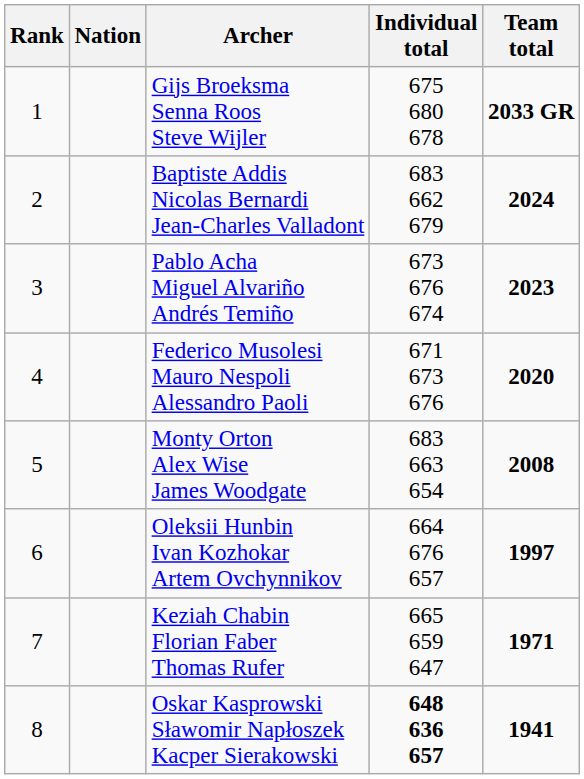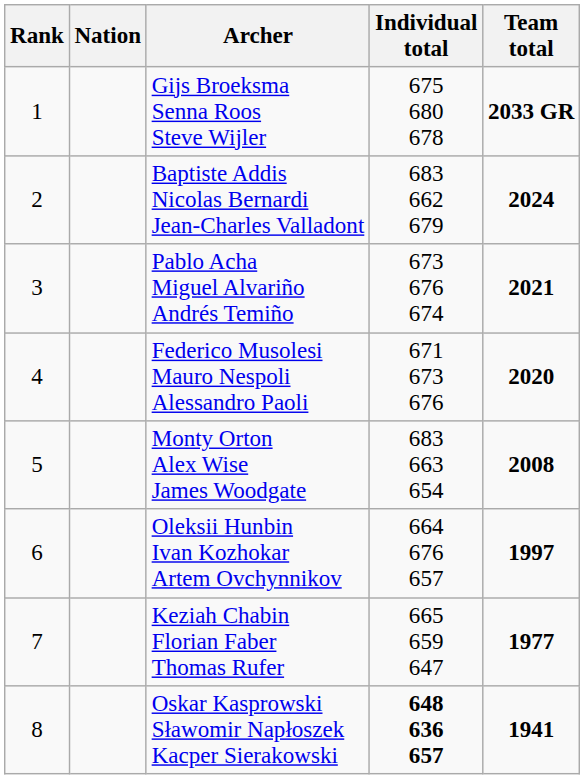(531, 287) 2023 -> (531, 287) 2021
(531, 641) 1971 -> (531, 641) 1977
